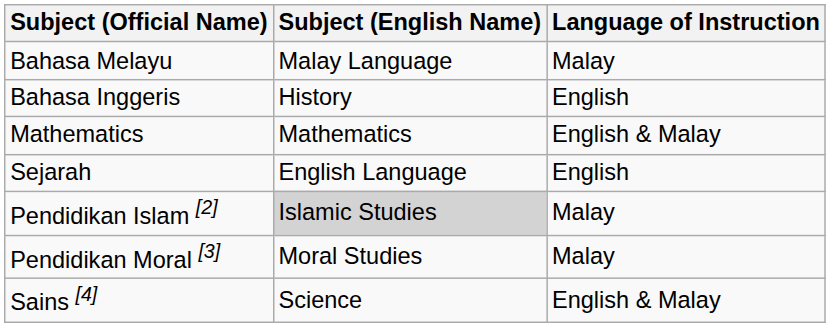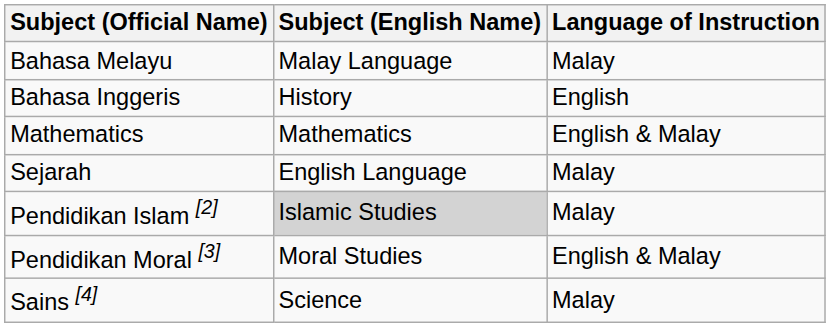(591, 172) English -> (583, 172) Malay
(583, 256) Malay -> (636, 256) English & Malay
(636, 300) English & Malay -> (583, 300) Malay
